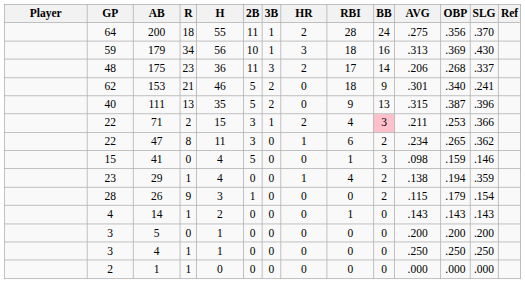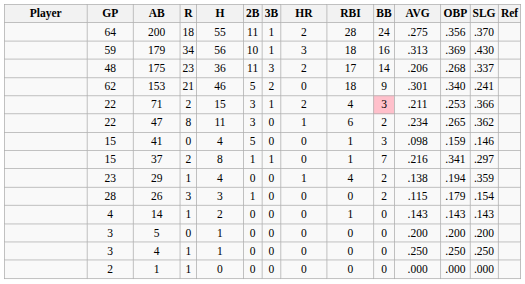- row: (157, 104)
+ row: (157, 159)
(188, 196) 9 -> (188, 196) 3
